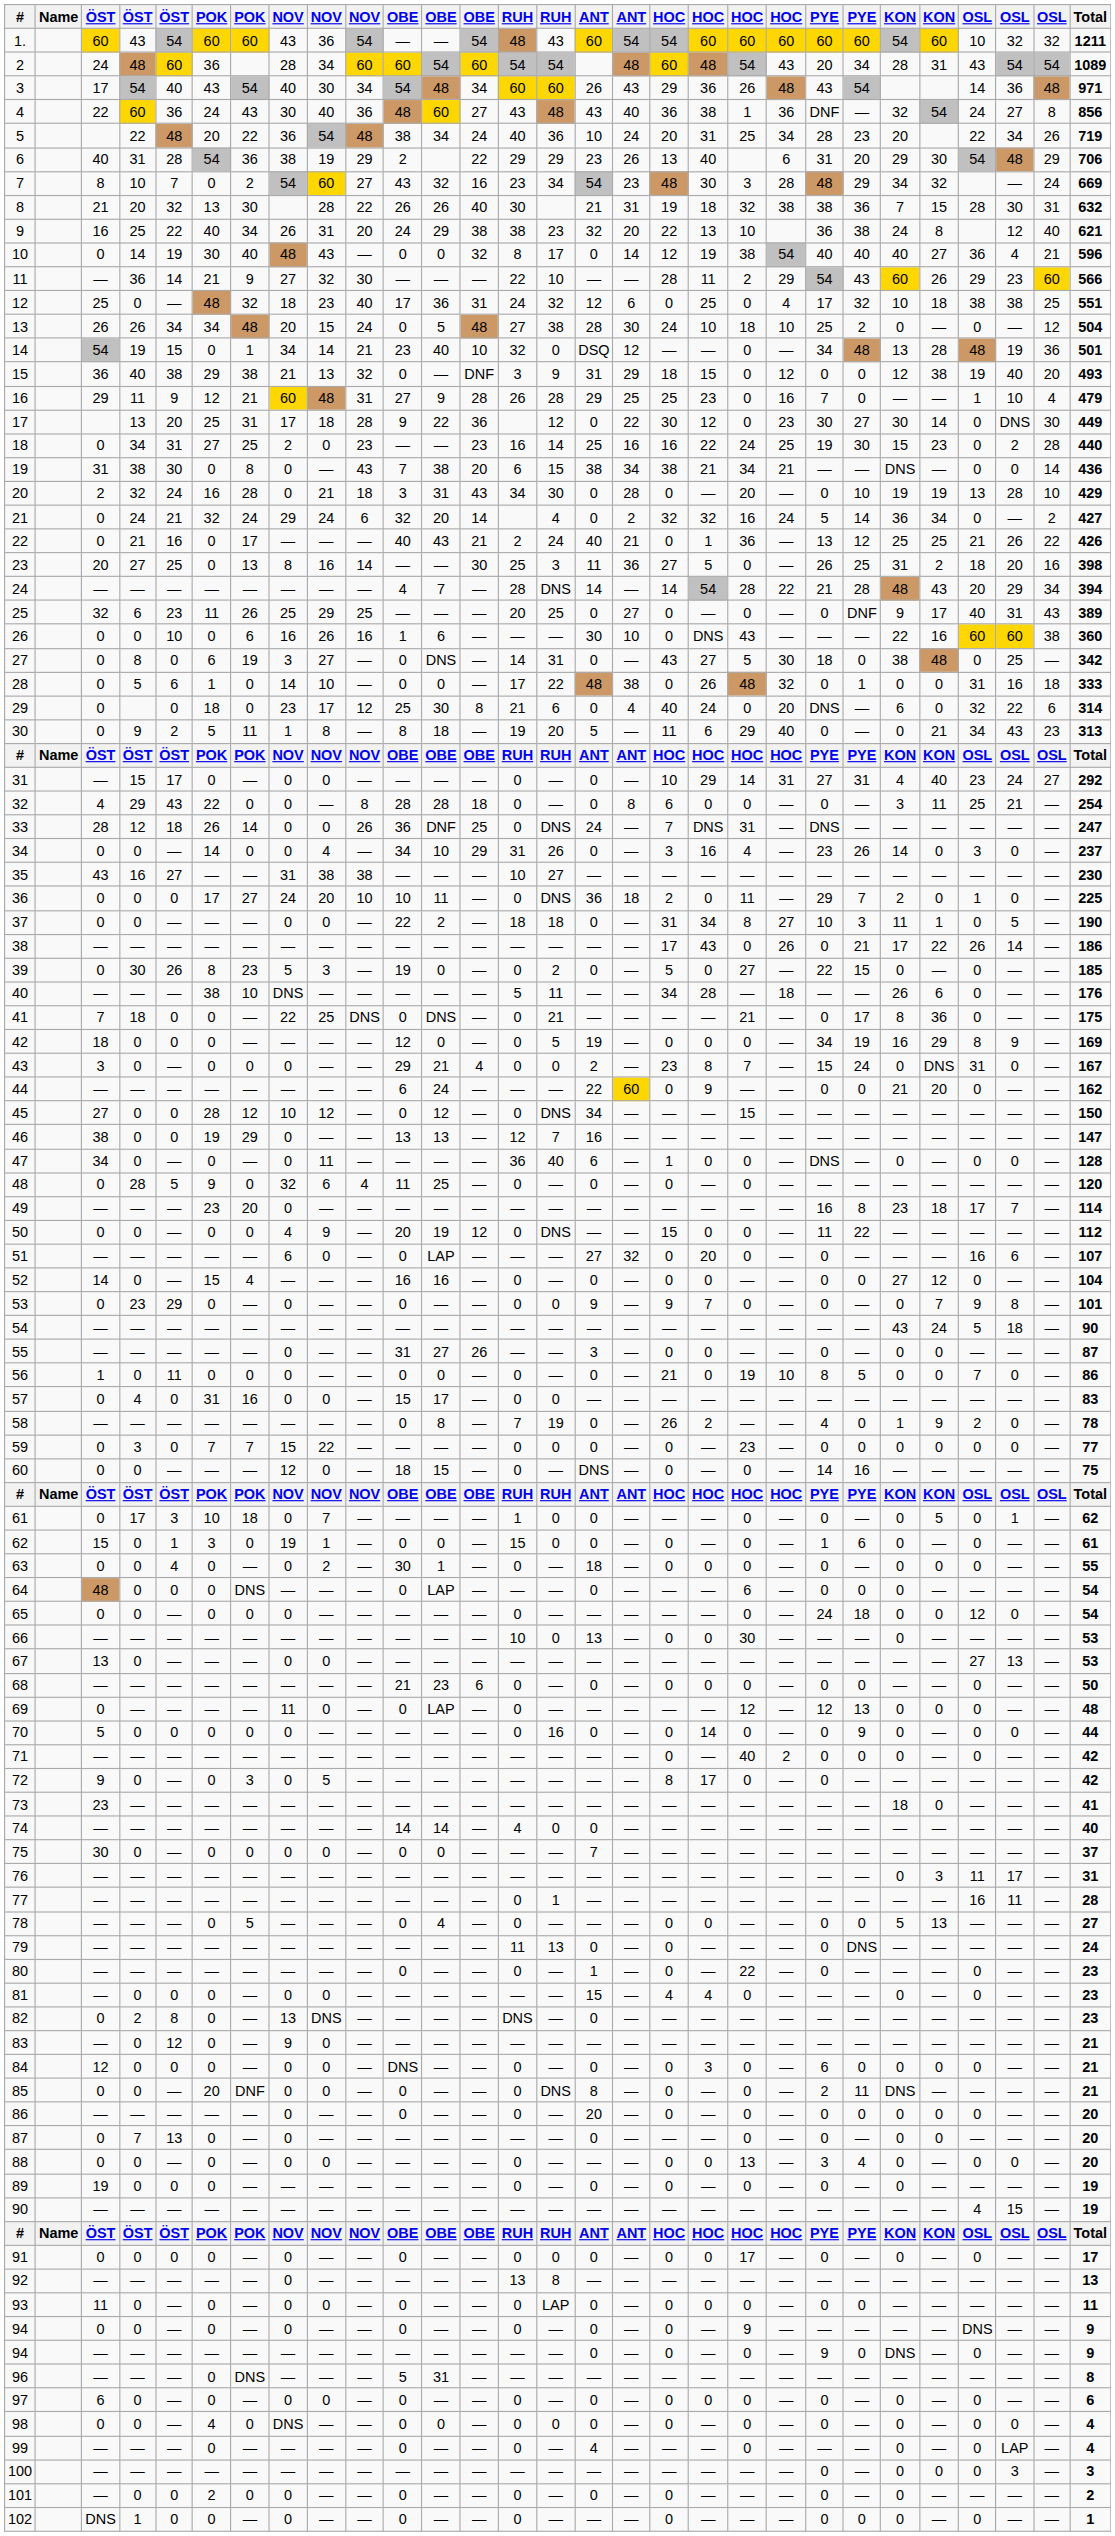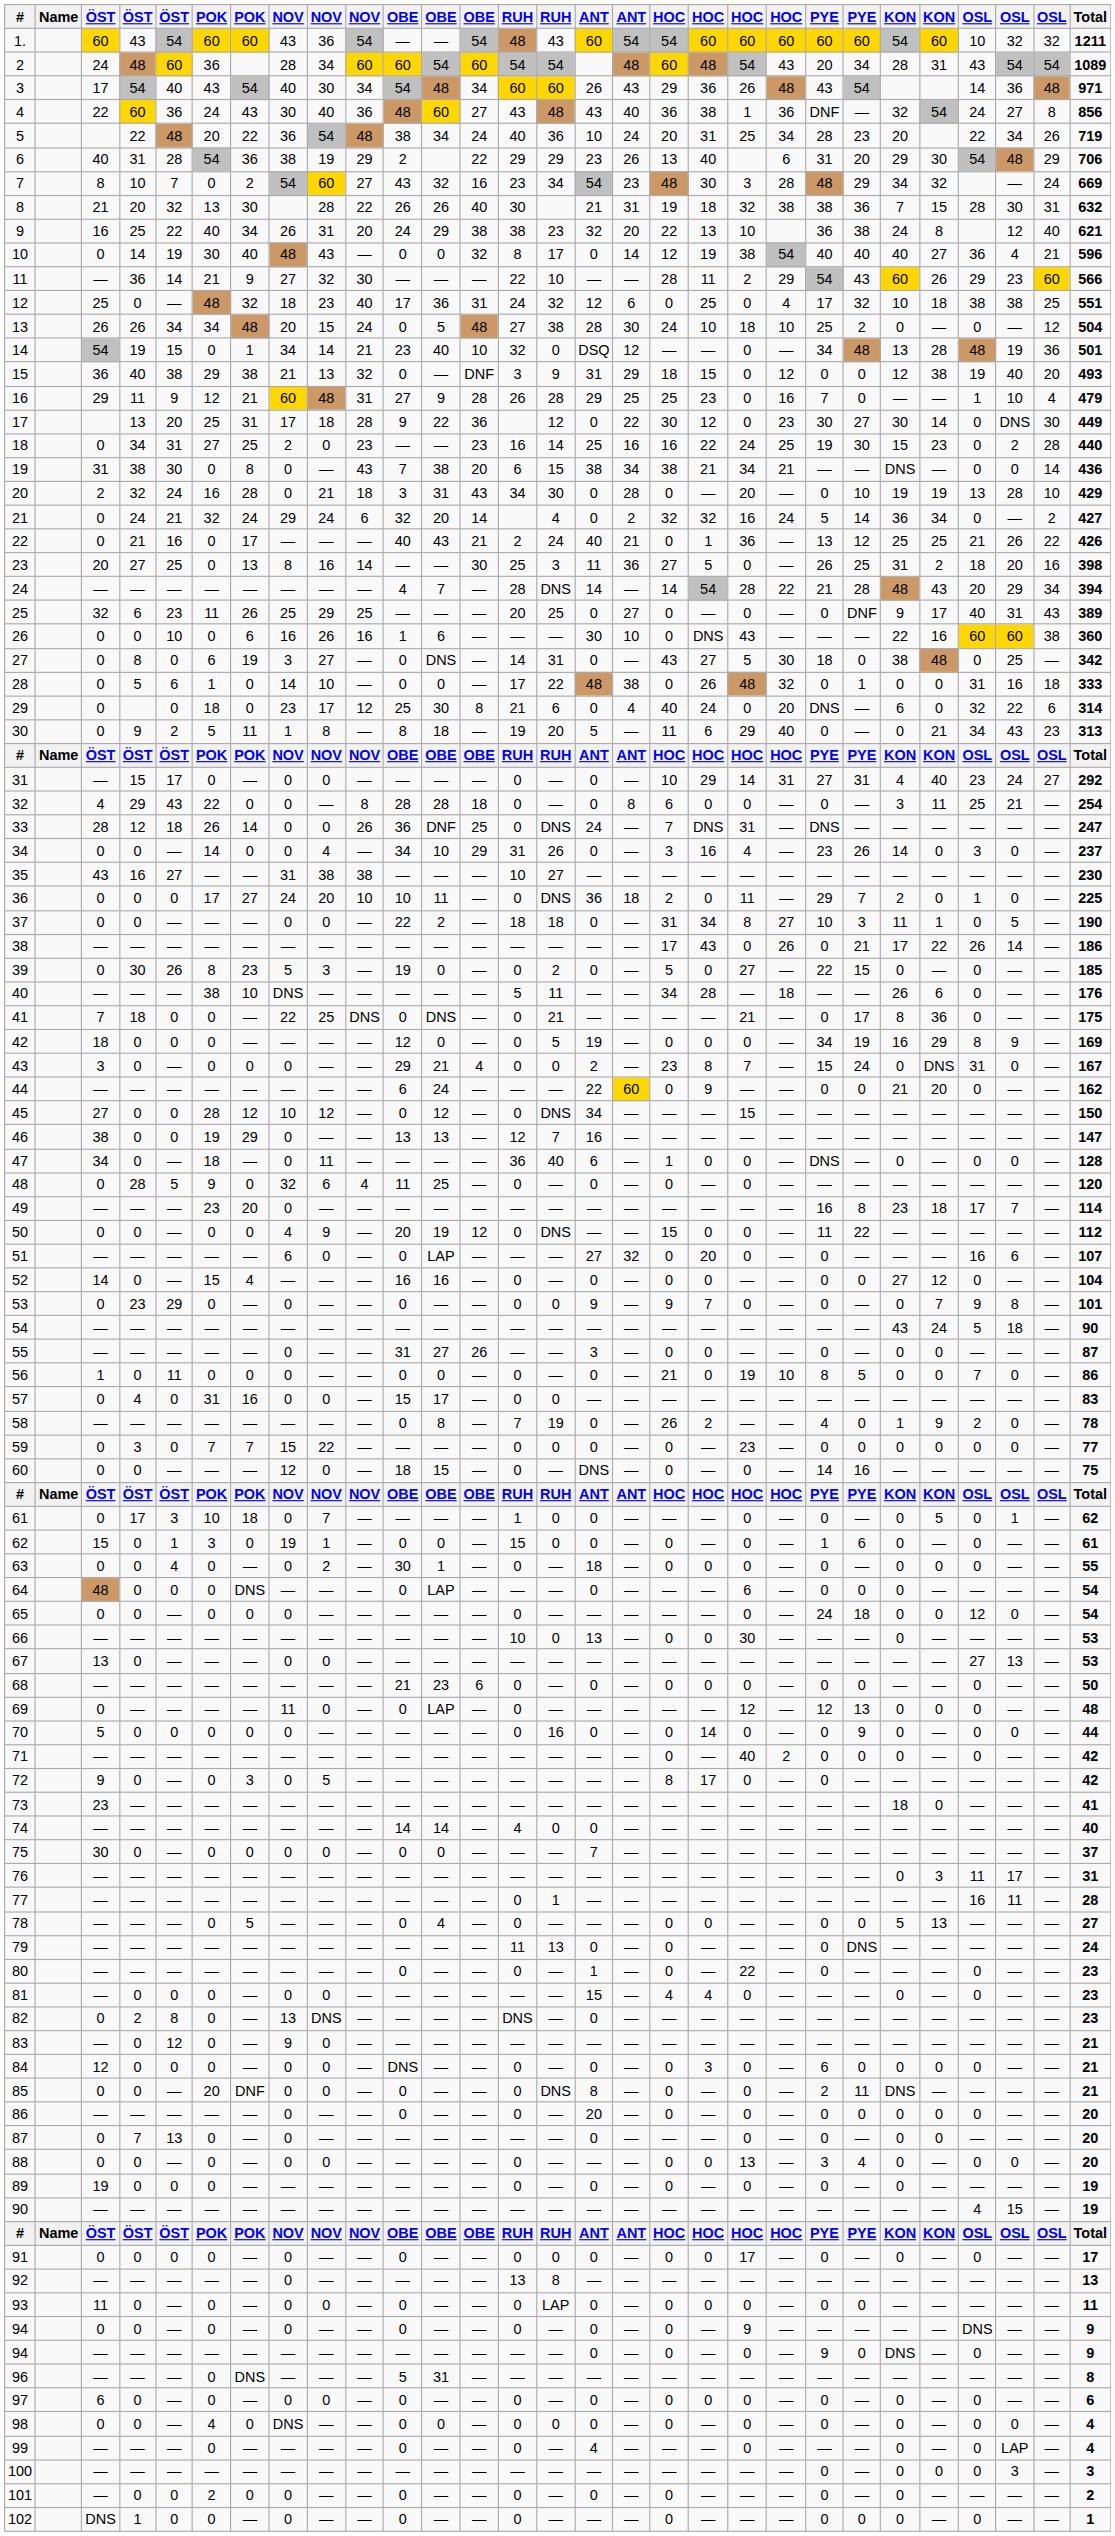(212, 1160) 0 -> (212, 1160) 18
